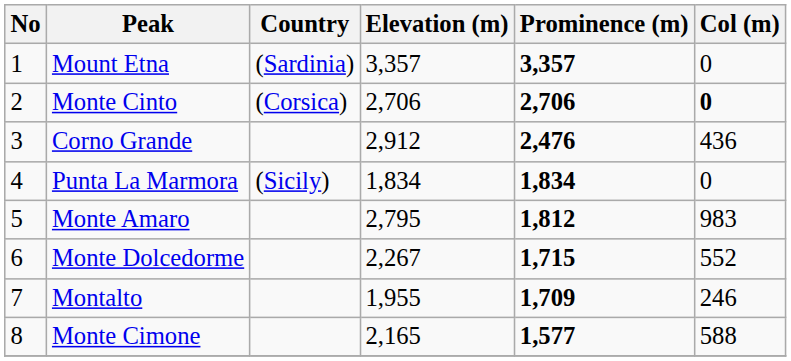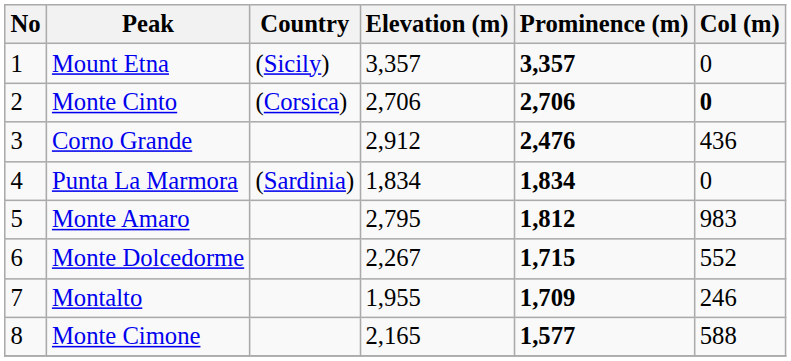(305, 63) (Sardinia) -> (293, 63) (Sicily)
(293, 180) (Sicily) -> (305, 180) (Sardinia)
